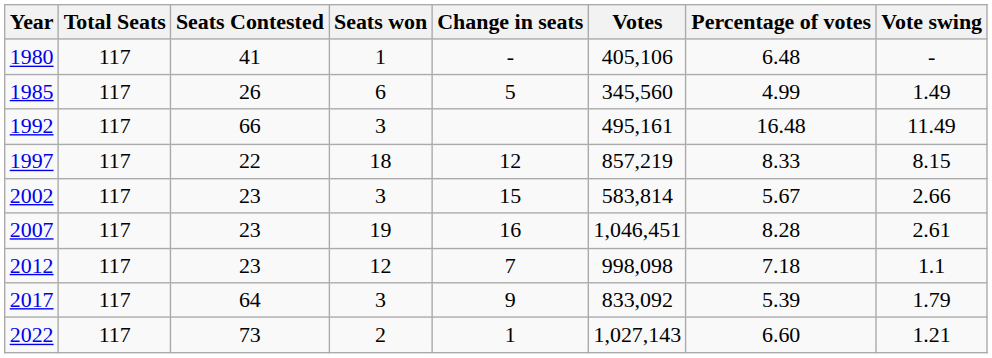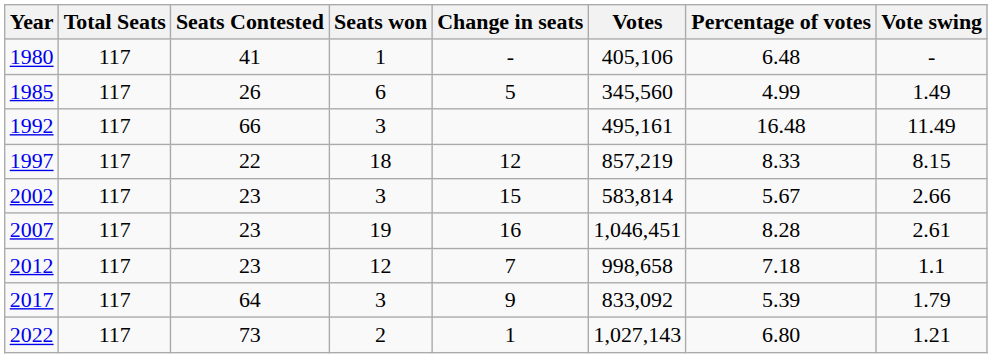(637, 265) 998,098 -> (637, 265) 998,658
(781, 334) 6.60 -> (781, 334) 6.80
